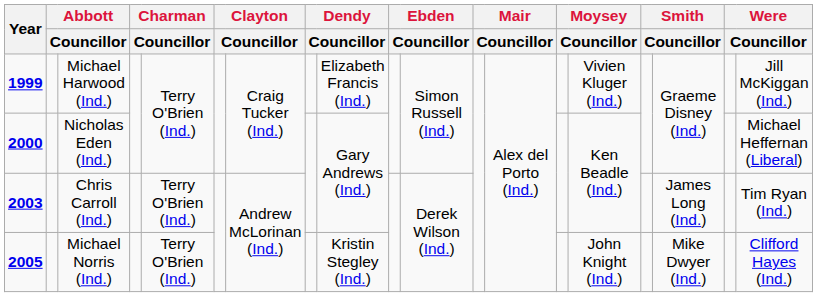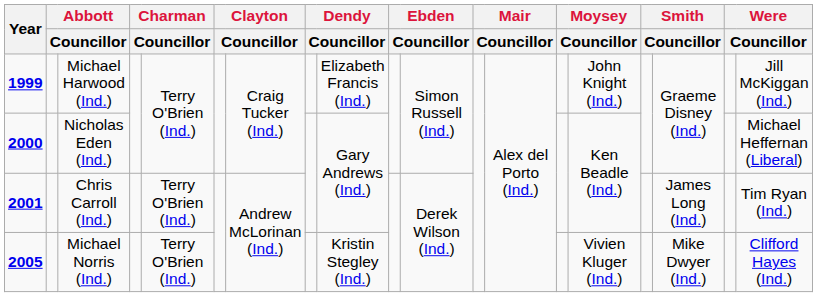(604, 83) Vivien Kluger (Ind.) -> (604, 83) John Knight (Ind.)
(25, 202) 2003 -> (25, 202) 2001
(604, 262) John Knight (Ind.) -> (604, 262) Vivien Kluger (Ind.)
